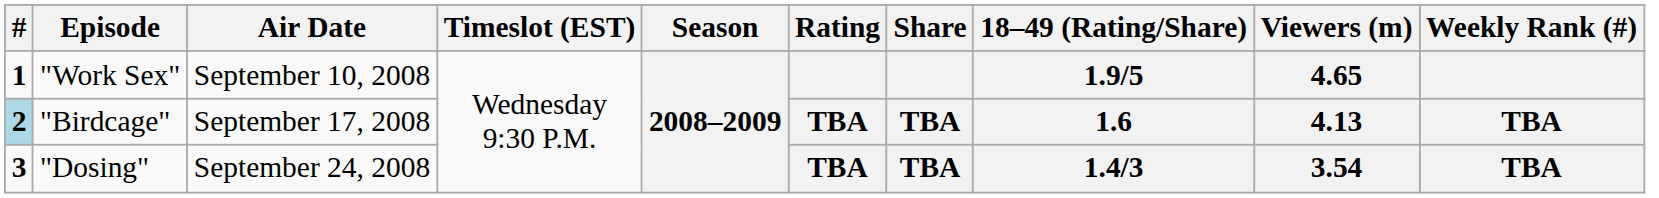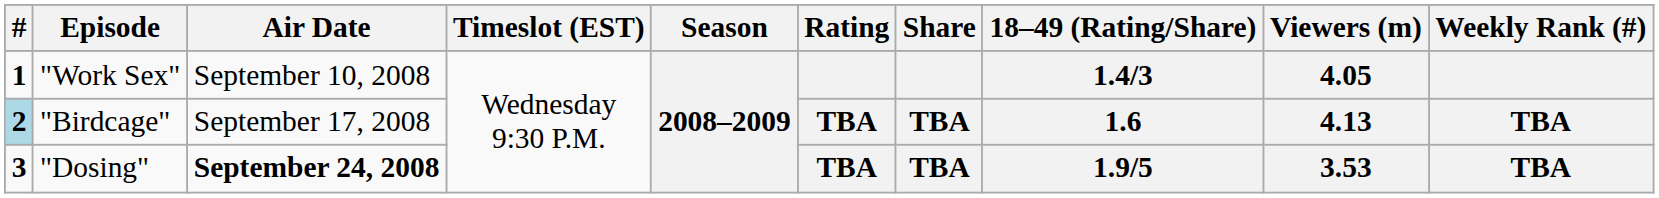(1114, 74) 1.9/5 -> (1123, 74) 1.4/3
(1337, 74) 4.65 -> (1346, 74) 4.05
(312, 167) normal -> (317, 167) bold
(1114, 167) 1.4/3 -> (1123, 167) 1.9/5
(1337, 167) 3.54 -> (1346, 167) 3.53
